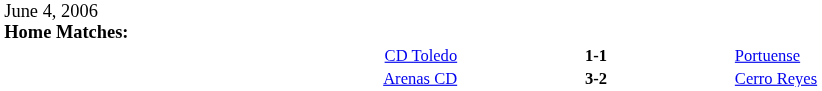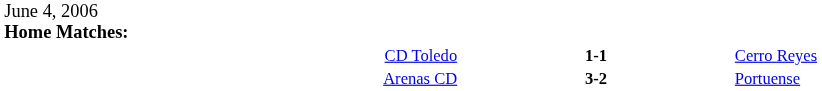(767, 55) Portuense -> (776, 55) Cerro Reyes
(776, 78) Cerro Reyes -> (767, 78) Portuense
